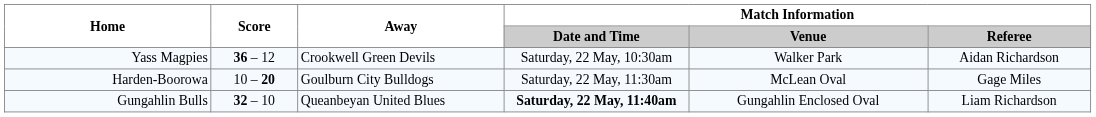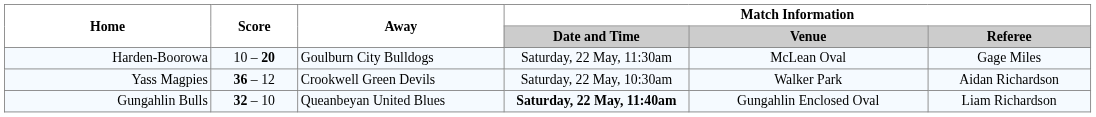rows swapped: (170, 58) <-> (160, 79)
